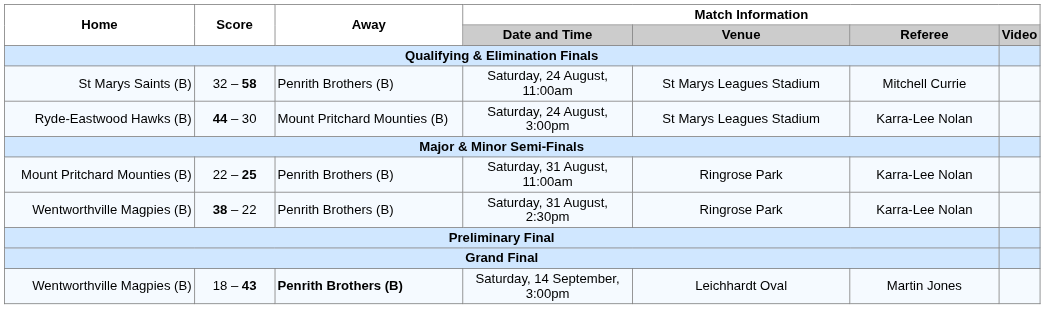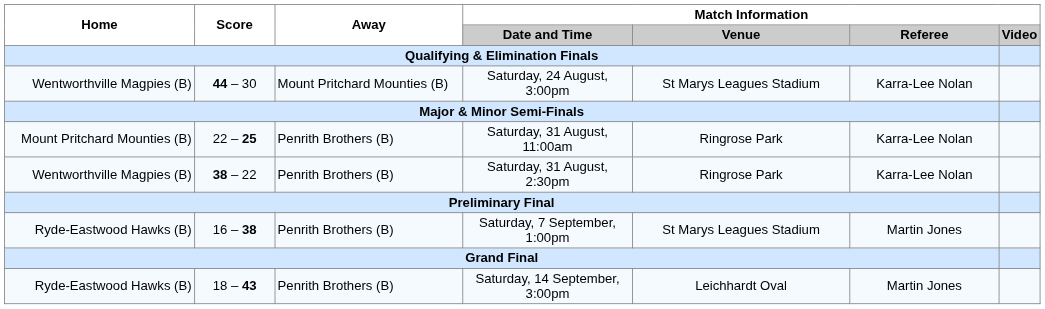- row: (548, 83)
(113, 118) Ryde-Eastwood Hawks (B) -> (112, 83) Wentworthville Magpies (B)
+ row: (547, 230)
(112, 286) Wentworthville Magpies (B) -> (113, 286) Ryde-Eastwood Hawks (B)
(340, 286) bold -> (336, 286) normal
